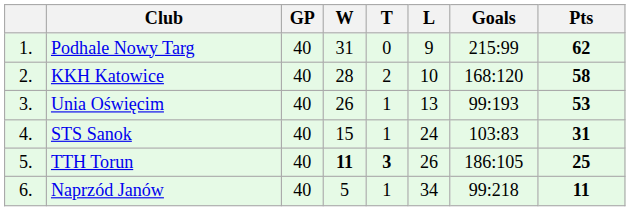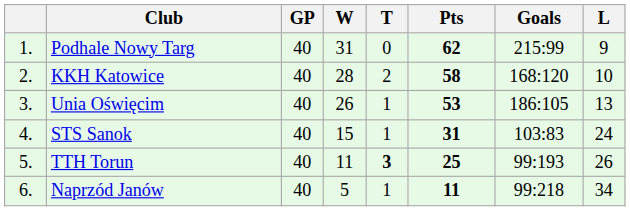columns swapped: (429, 18) <-> (581, 18)
(494, 104) 99:193 -> (539, 104) 186:105
(344, 162) bold -> (344, 162) normal
(494, 162) 186:105 -> (539, 162) 99:193
